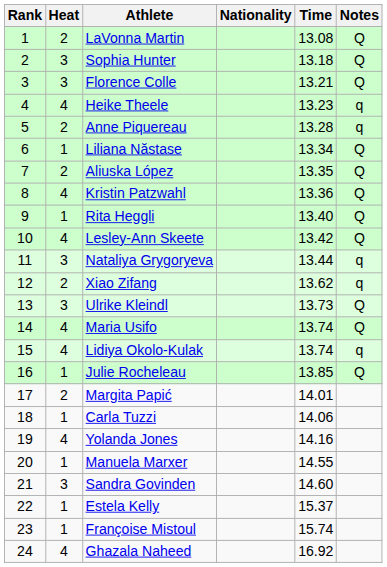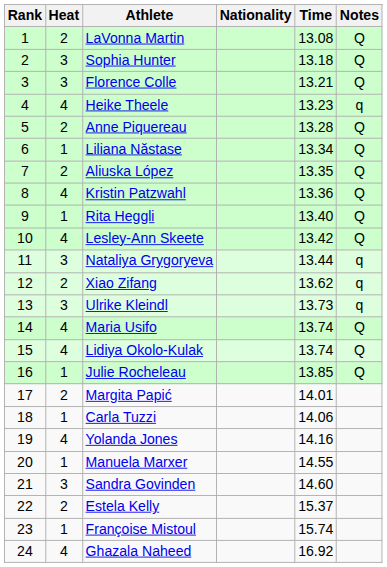(359, 127) q -> (359, 127) Q
(359, 305) Q -> (359, 305) q
(359, 350) q -> (359, 350) Q
(64, 506) 1 -> (64, 506) 2
